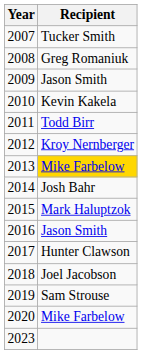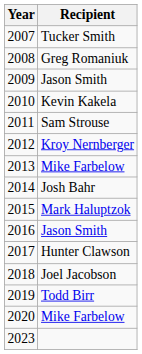(68, 123) Todd Birr -> (75, 123) Sam Strouse
(83, 166) gold background -> (83, 166) no background
(75, 295) Sam Strouse -> (68, 295) Todd Birr
